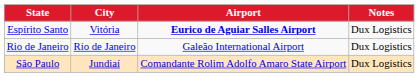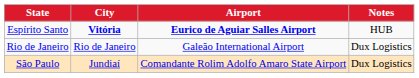(105, 30) normal -> (105, 30) bold
(381, 30) Dux Logistics -> (381, 30) HUB
